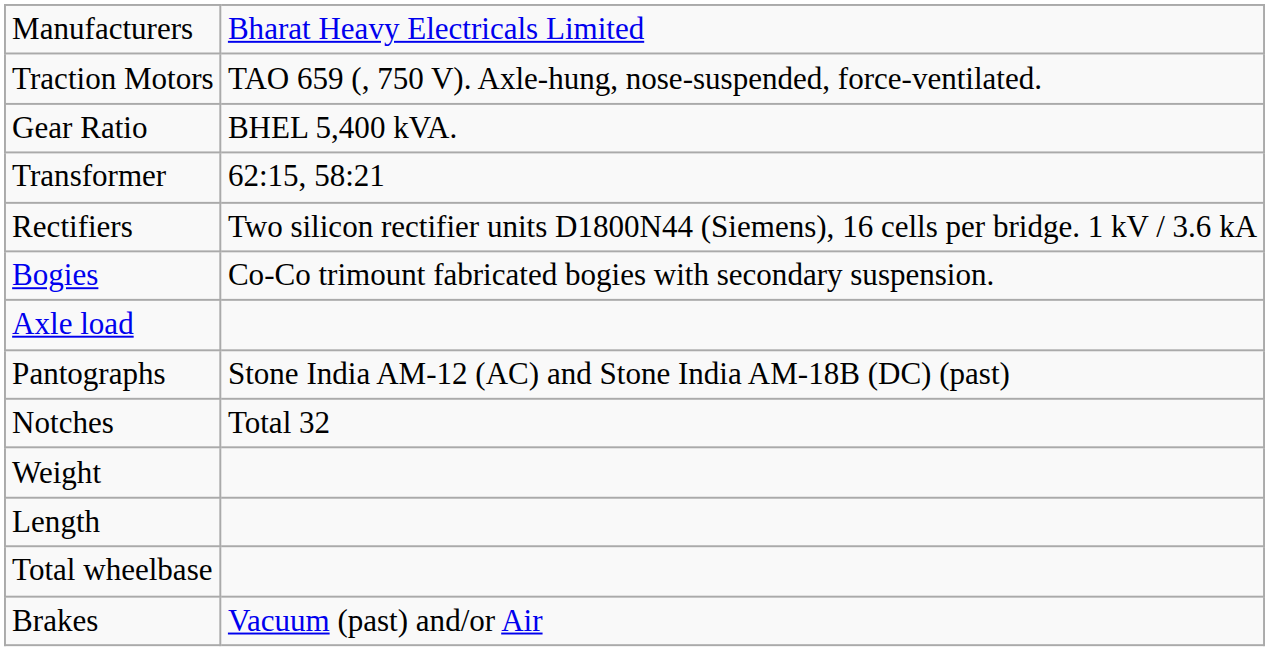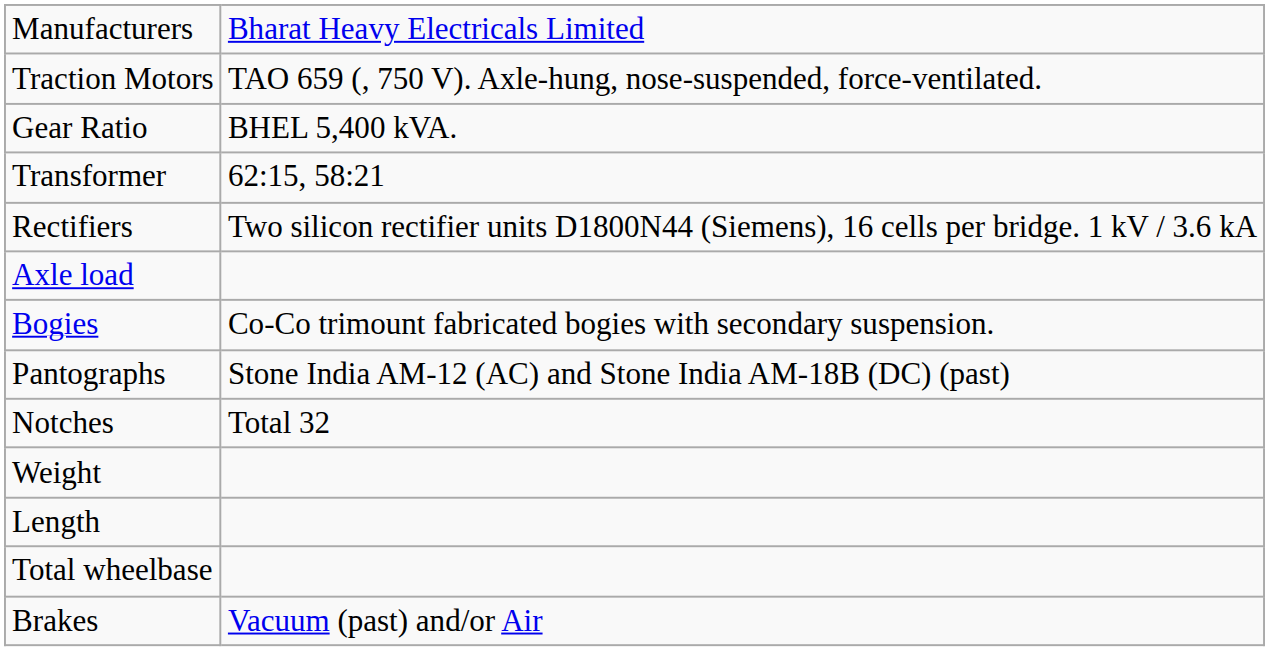rows swapped: (73, 324) <-> (55, 275)
